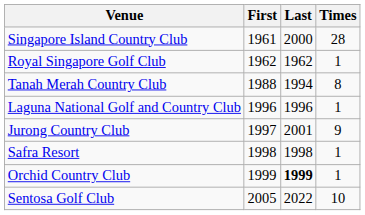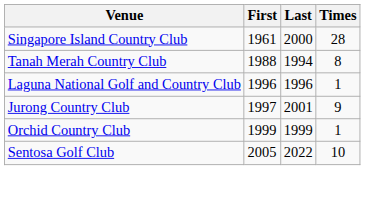- row: (87, 61)
- row: (44, 152)
(298, 175) bold -> (298, 130) normal
